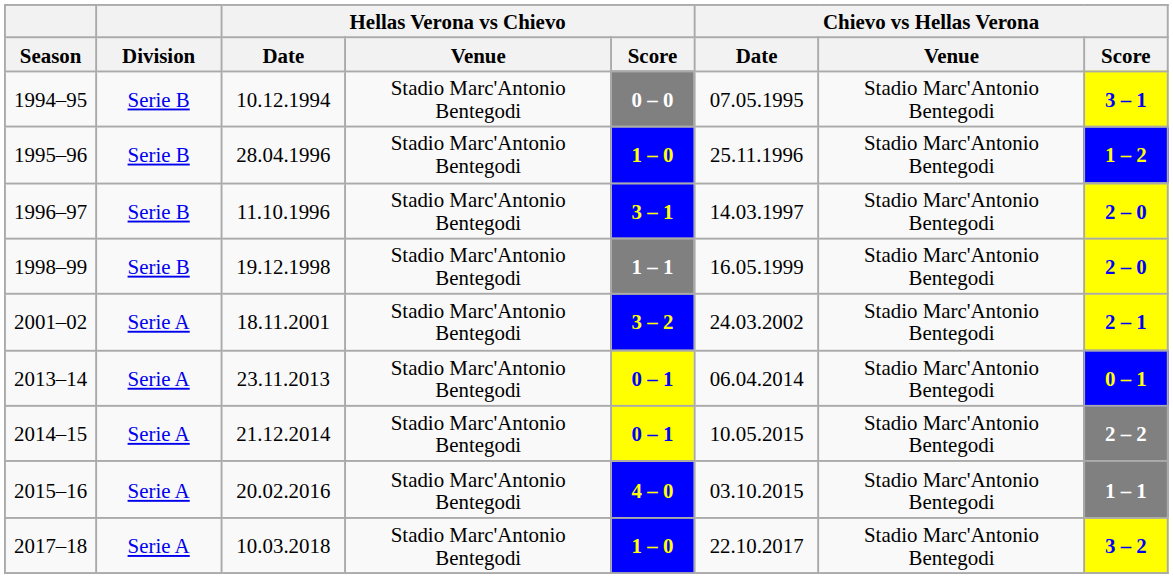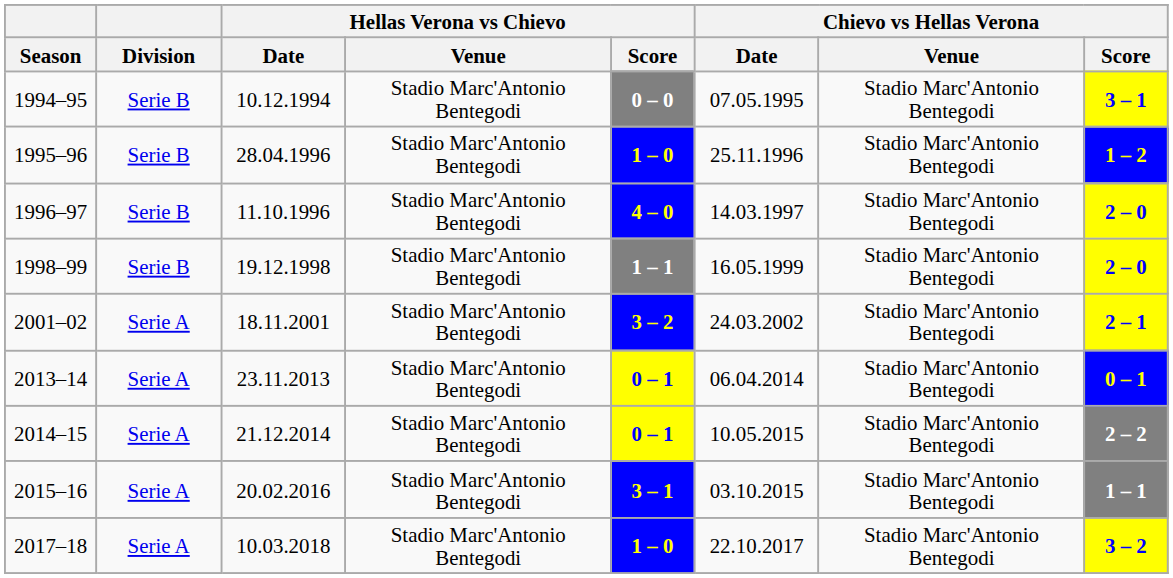(653, 211) 3 – 1 -> (653, 211) 4 – 0
(653, 490) 4 – 0 -> (653, 490) 3 – 1
